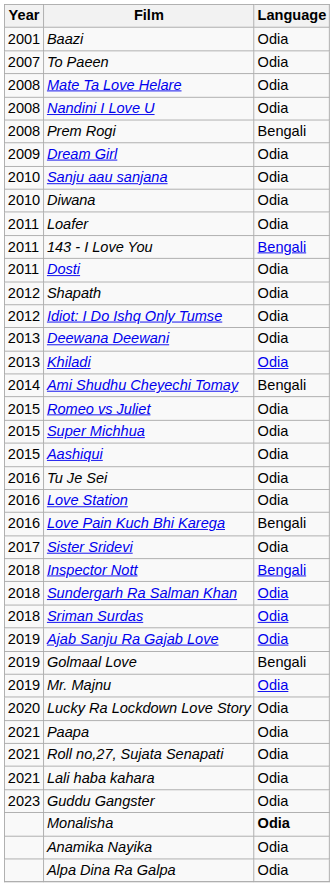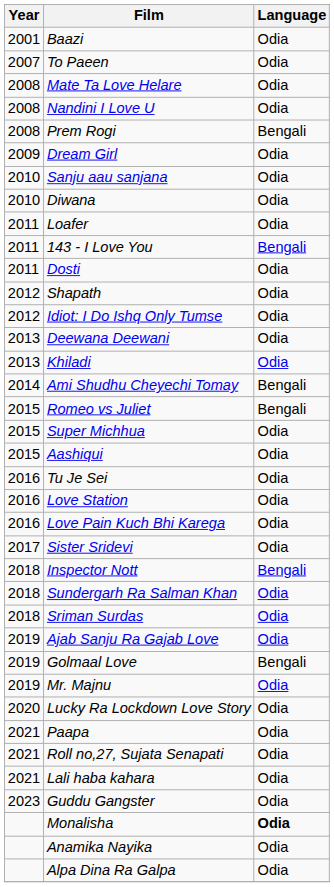(273, 408) Odia -> (282, 408) Bengali
(282, 524) Bengali -> (273, 524) Odia
